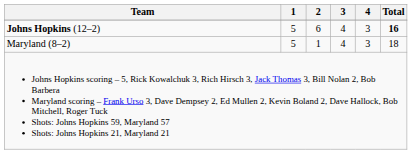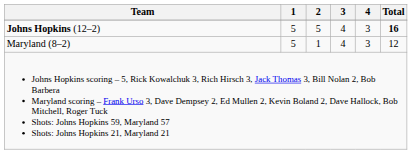(318, 28) 6 -> (318, 28) 5
(394, 44) 18 -> (394, 44) 12
